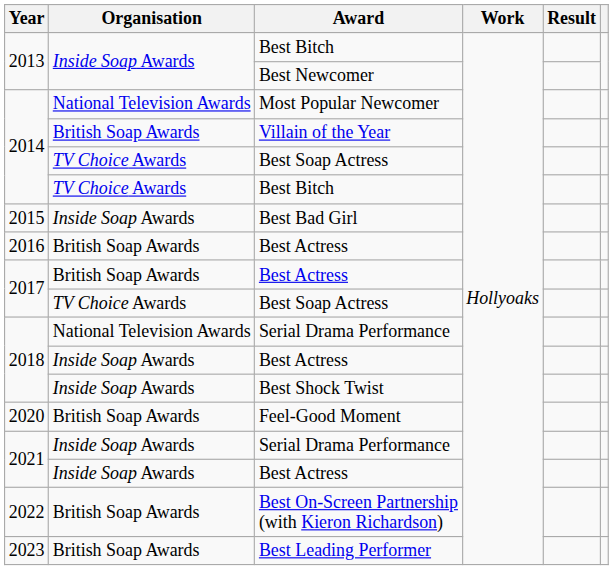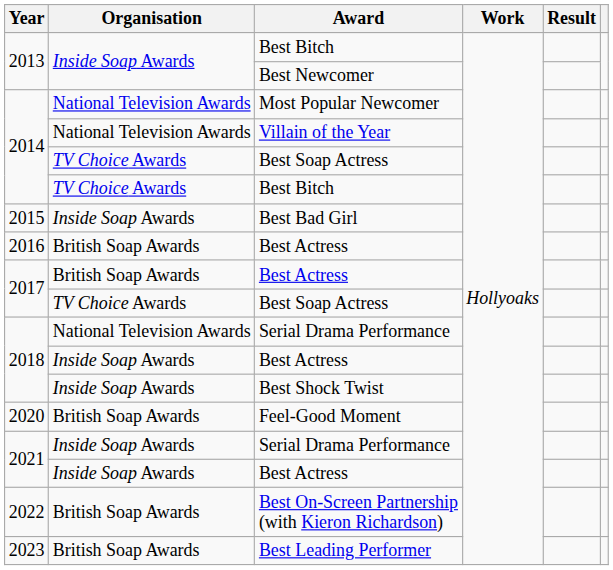(126, 132) British Soap Awards -> (152, 132) National Television Awards
